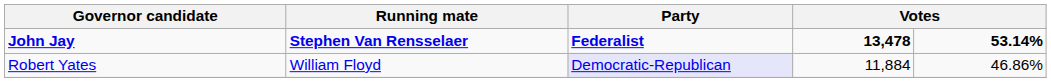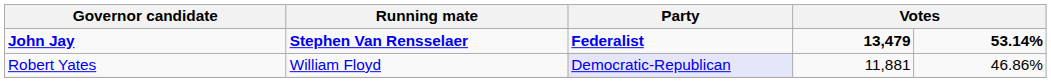(887, 41) 13,478 -> (887, 41) 13,479
(888, 65) 11,884 -> (888, 65) 11,881
